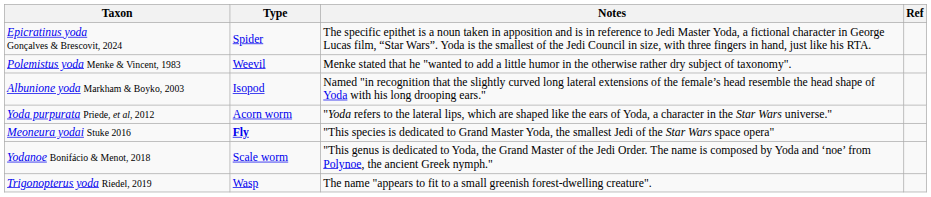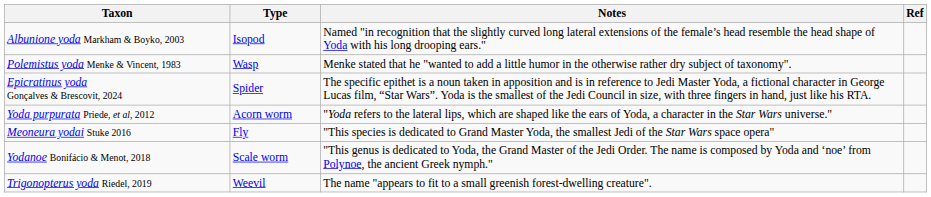rows swapped: (65, 38) <-> (96, 89)
(249, 63) Weevil -> (246, 63) Wasp
(241, 132) bold -> (241, 132) normal
(246, 182) Wasp -> (249, 182) Weevil
